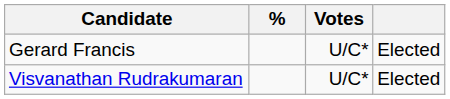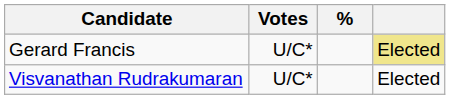columns swapped: (339, 19) <-> (277, 19)
(409, 49) no background -> (409, 49) khaki background
